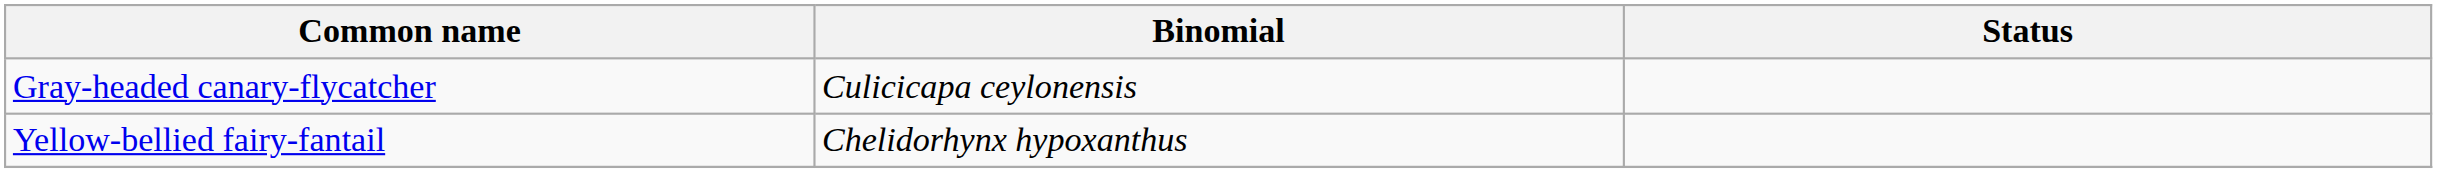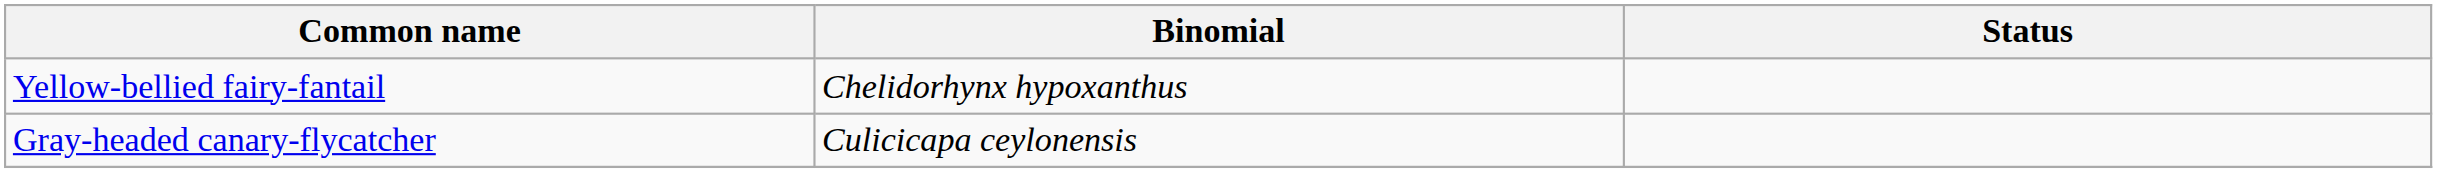rows swapped: (199, 139) <-> (224, 85)
